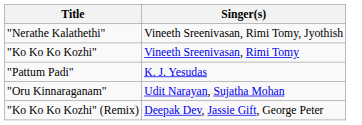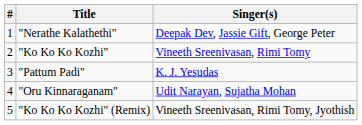+ column: (10, 14)
(244, 33) Vineeth Sreenivasan, Rimi Tomy, Jyothish -> (245, 33) Deepak Dev, Jassie Gift, George Peter
(234, 110) Deepak Dev, Jassie Gift, George Peter -> (255, 110) Vineeth Sreenivasan, Rimi Tomy, Jyothish
